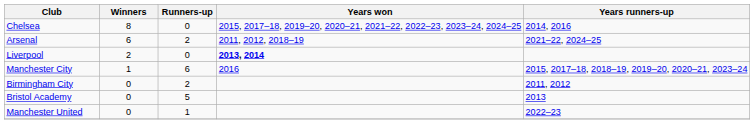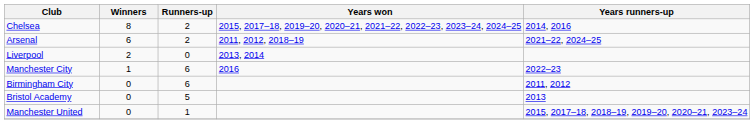(187, 26) 0 -> (187, 26) 2
(241, 55) bold -> (241, 55) normal
(637, 69) 2015, 2017–18, 2018–19, 2019–20, 2020–21, 2023–24 -> (543, 69) 2022–23
(187, 84) 2 -> (187, 84) 6
(543, 112) 2022–23 -> (637, 112) 2015, 2017–18, 2018–19, 2019–20, 2020–21, 2023–24
